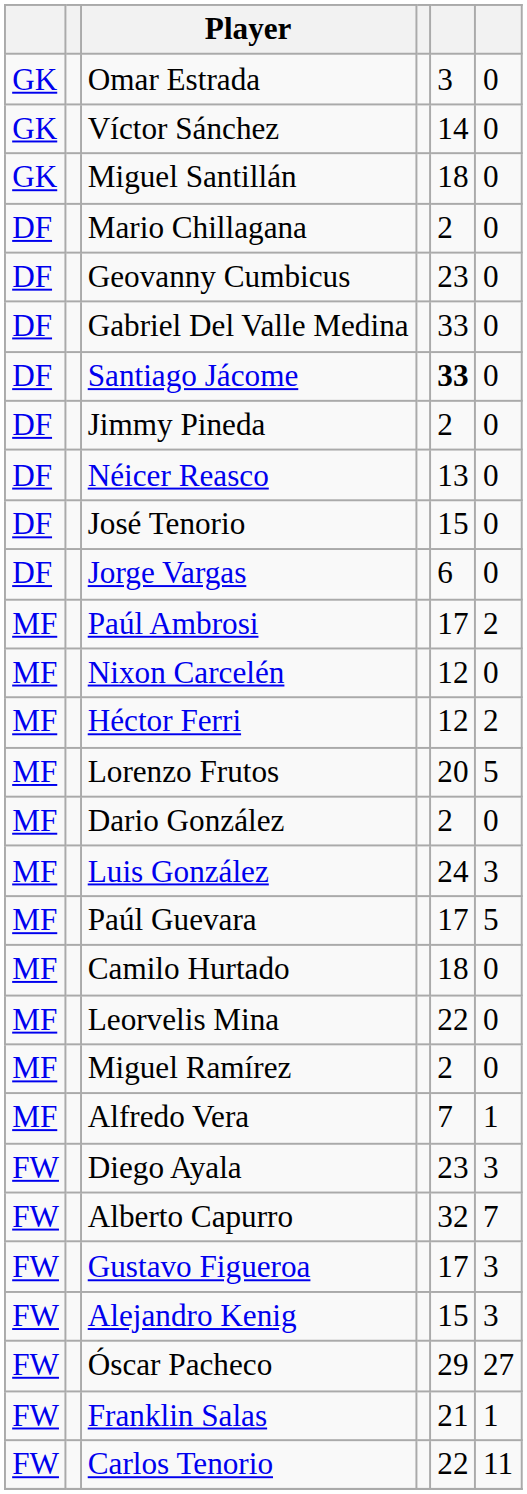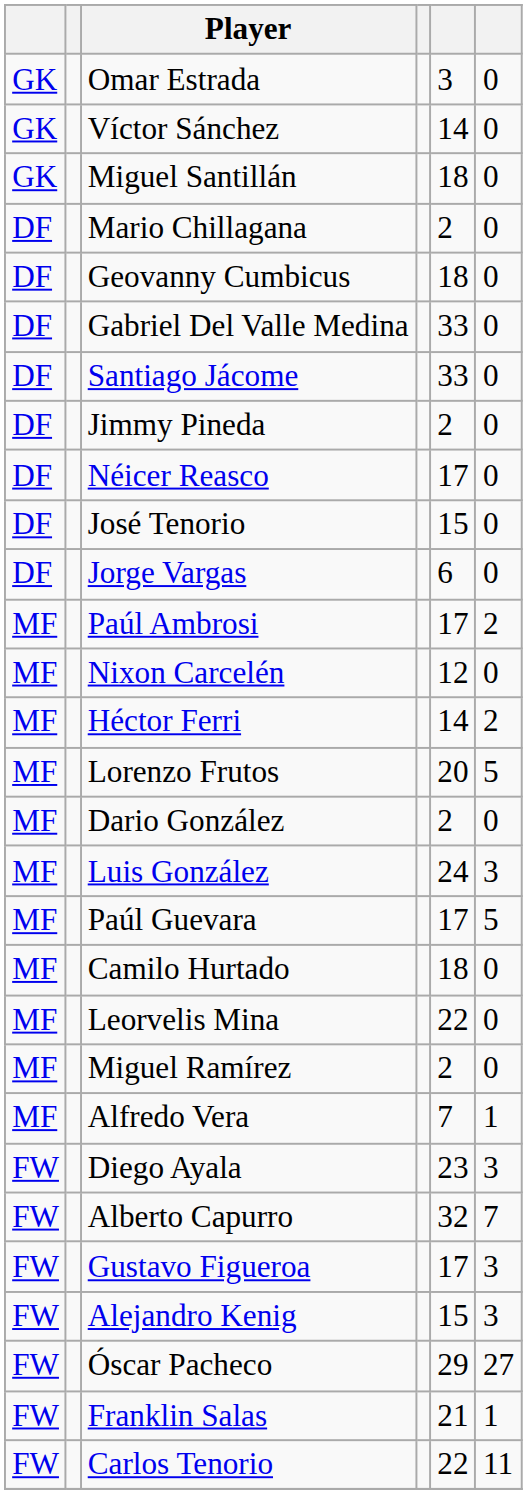(453, 276) 23 -> (453, 276) 18
(453, 375) bold -> (453, 375) normal
(453, 474) 13 -> (453, 474) 17
(453, 721) 12 -> (453, 721) 14
